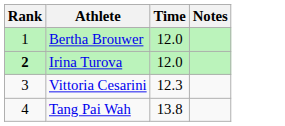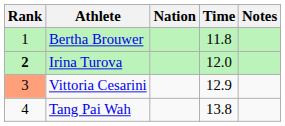+ column: (175, 16)
(170, 39) 12.0 -> (219, 39) 11.8
(25, 86) no background -> (25, 86) lightsalmon background
(170, 86) 12.3 -> (219, 86) 12.9
